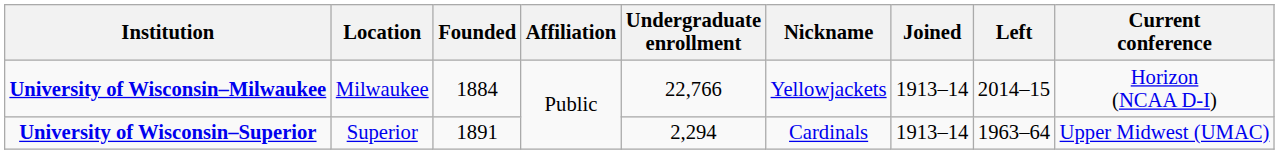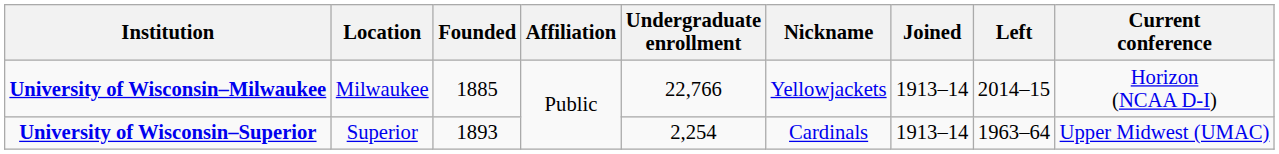(477, 88) 1884 -> (477, 88) 1885
(477, 132) 1891 -> (477, 132) 1893
(693, 132) 2,294 -> (693, 132) 2,254
